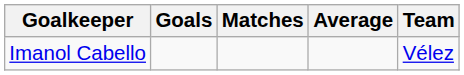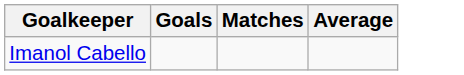- column: (429, 20)
